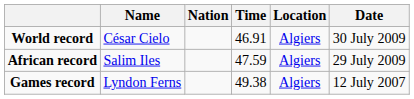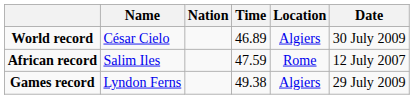(251, 37) 46.91 -> (251, 37) 46.89
(300, 60) Algiers -> (300, 60) Rome
(369, 60) 29 July 2009 -> (369, 60) 12 July 2007
(369, 82) 12 July 2007 -> (369, 82) 29 July 2009
